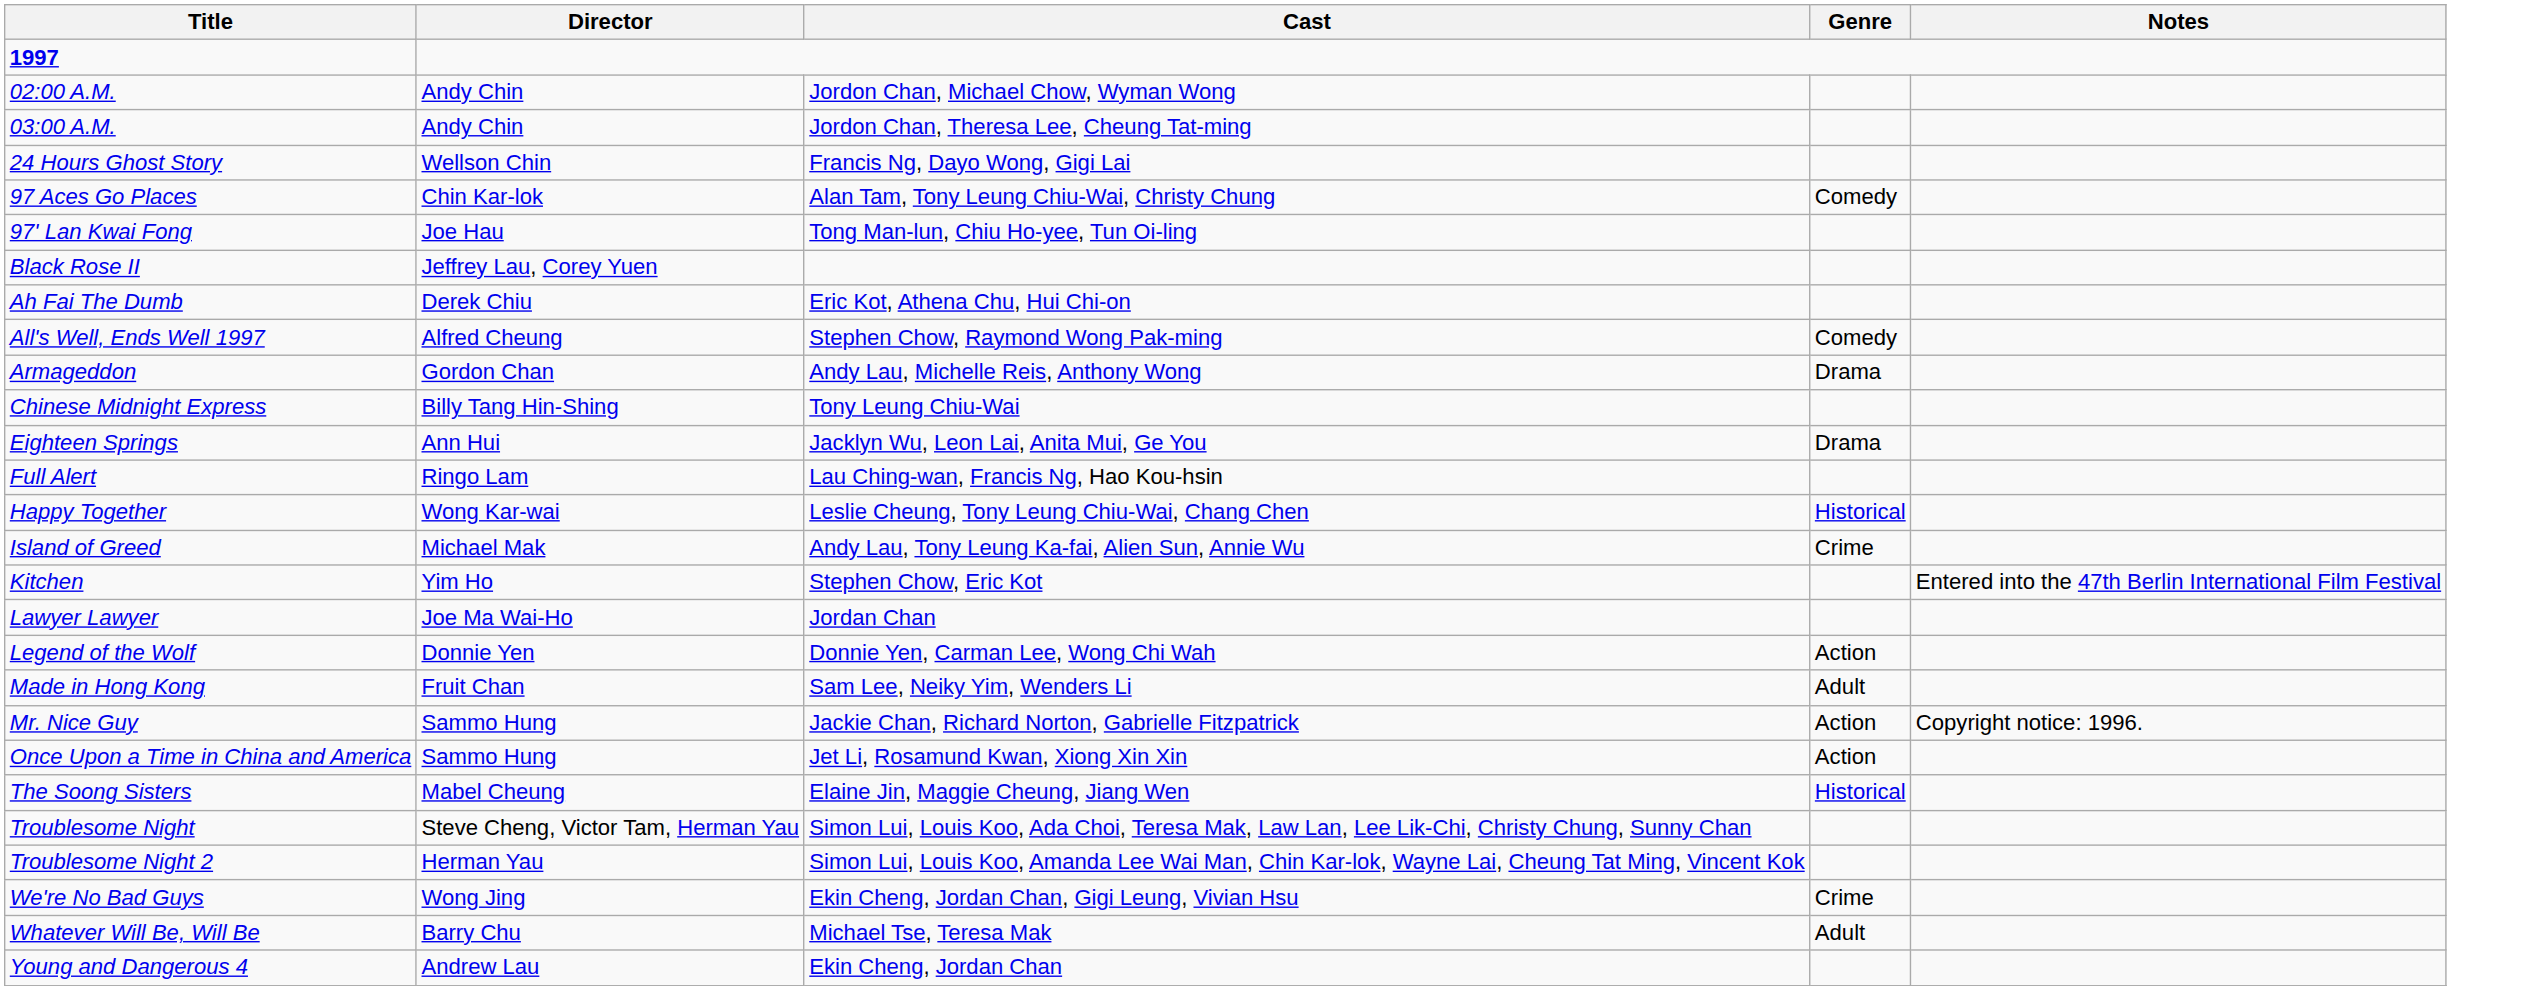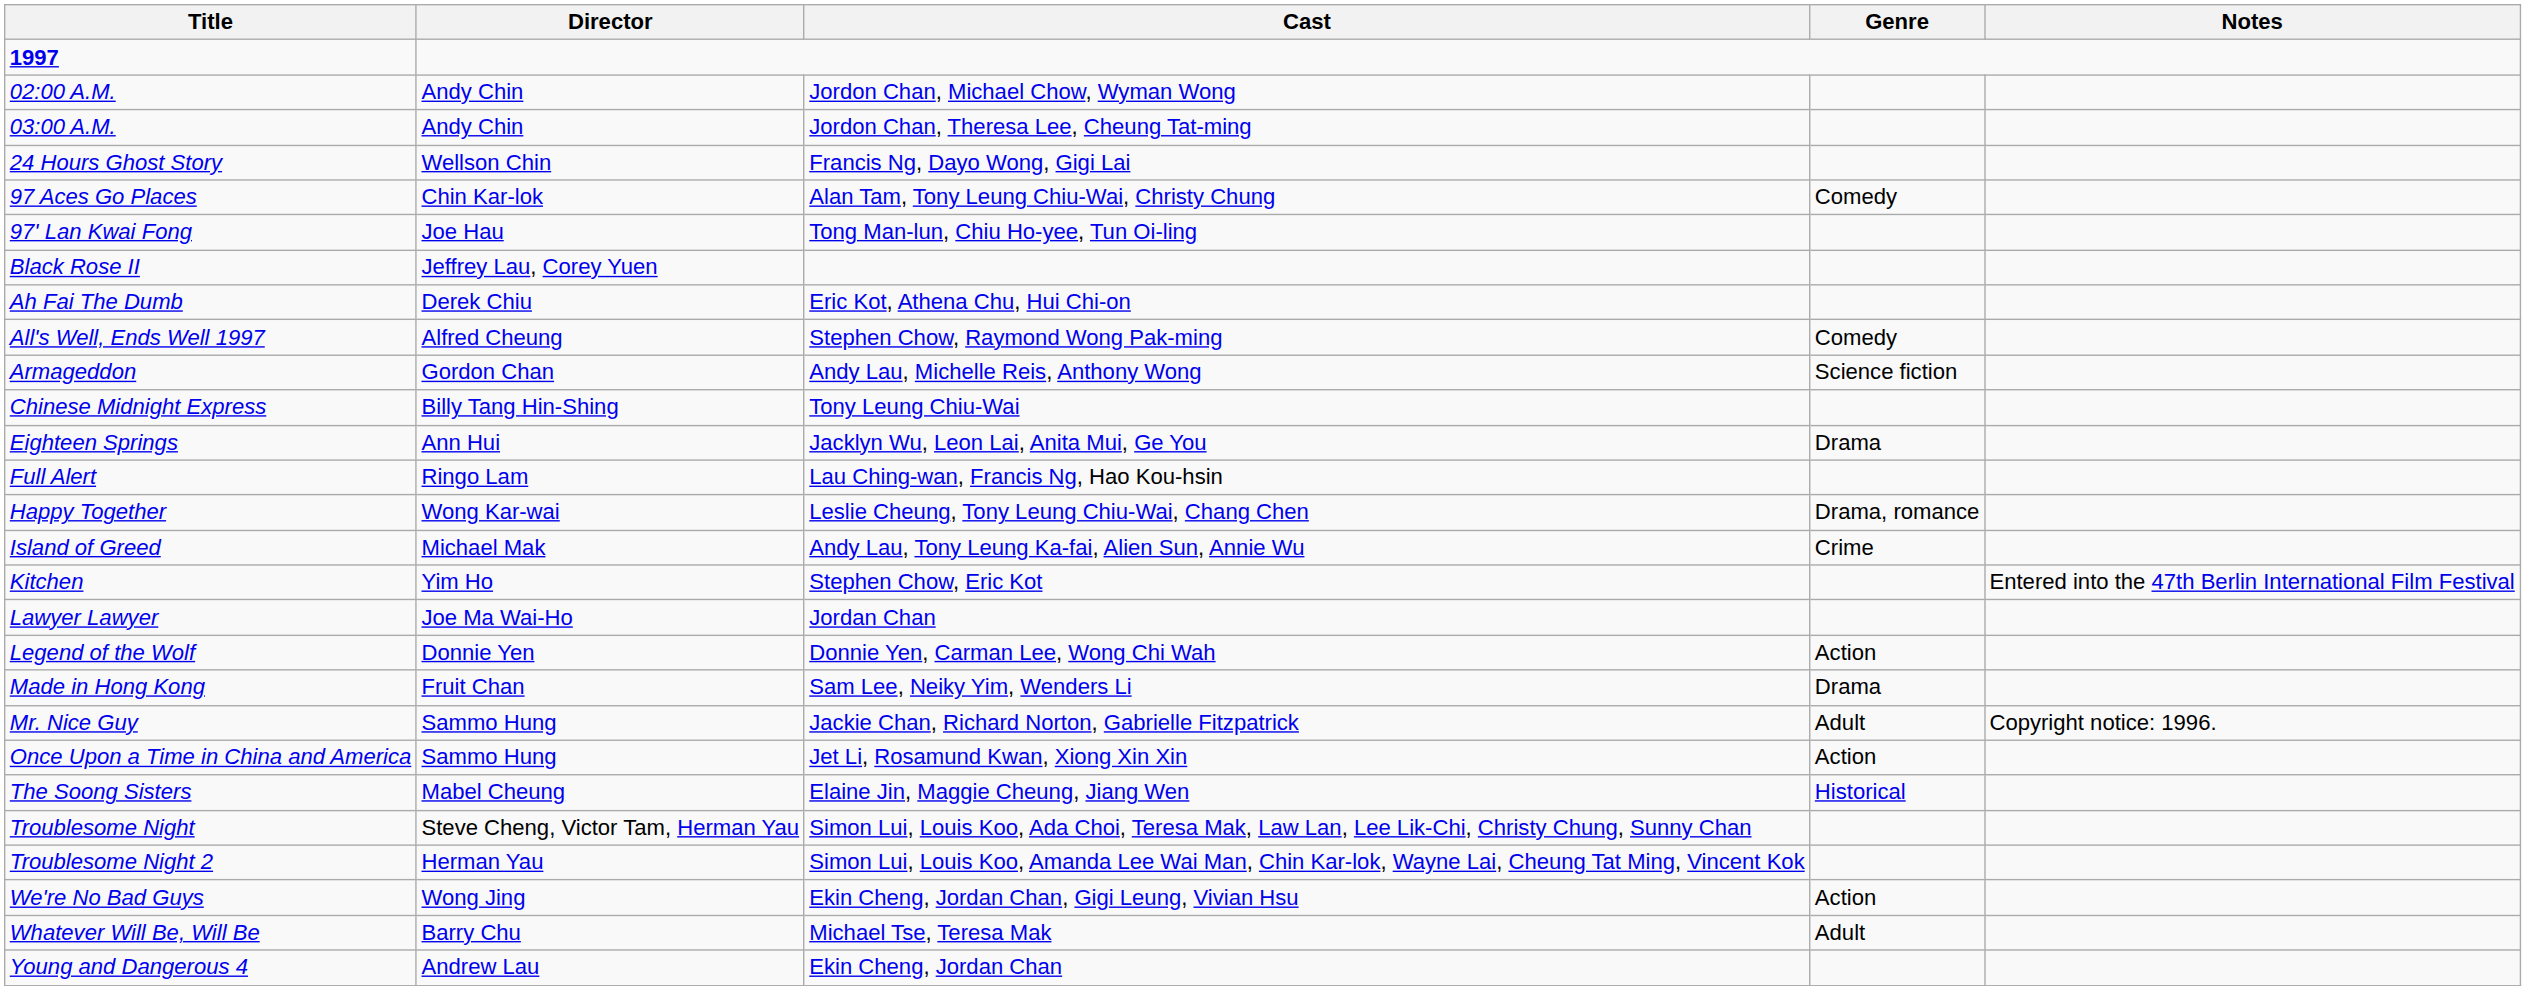(1848, 372) Drama -> (1886, 372) Science fiction
(1860, 512) Historical -> (1897, 512) Drama, romance
(1840, 687) Adult -> (1848, 687) Drama
(1846, 722) Action -> (1840, 722) Adult
(1844, 897) Crime -> (1846, 897) Action
